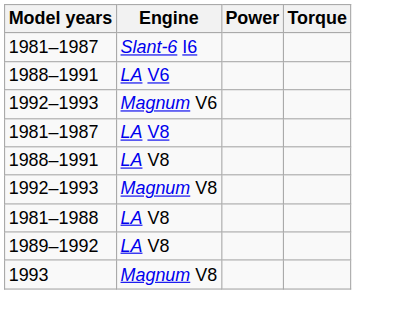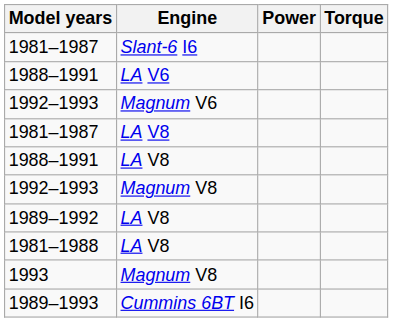rows swapped: (54, 217) <-> (54, 246)
+ row: (54, 302)
